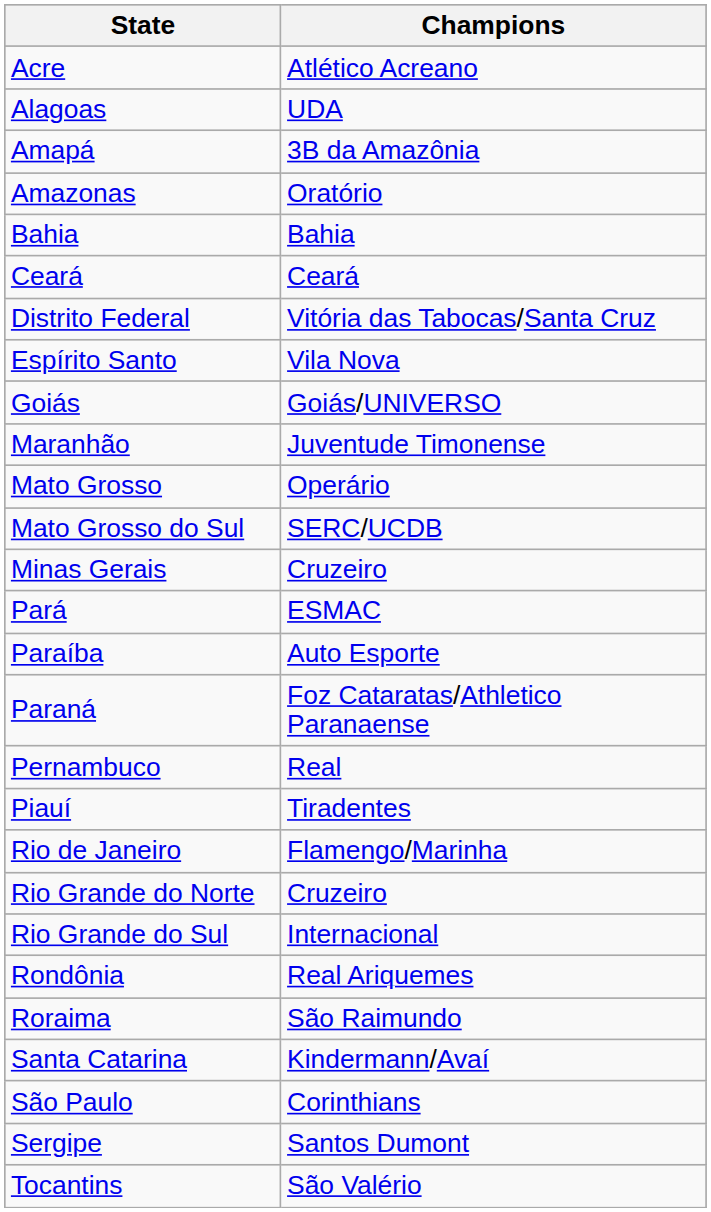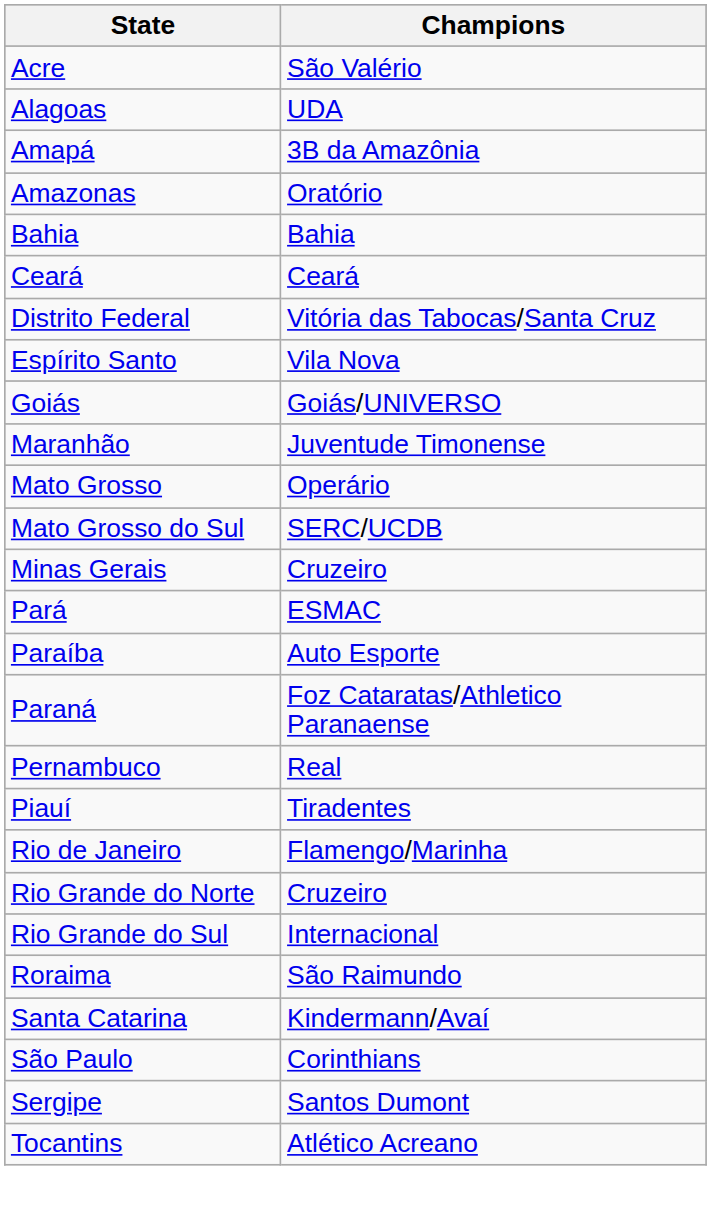(382, 67) Atlético Acreano -> (354, 67) São Valério
- row: (67, 976)
(354, 1185) São Valério -> (382, 1143) Atlético Acreano
